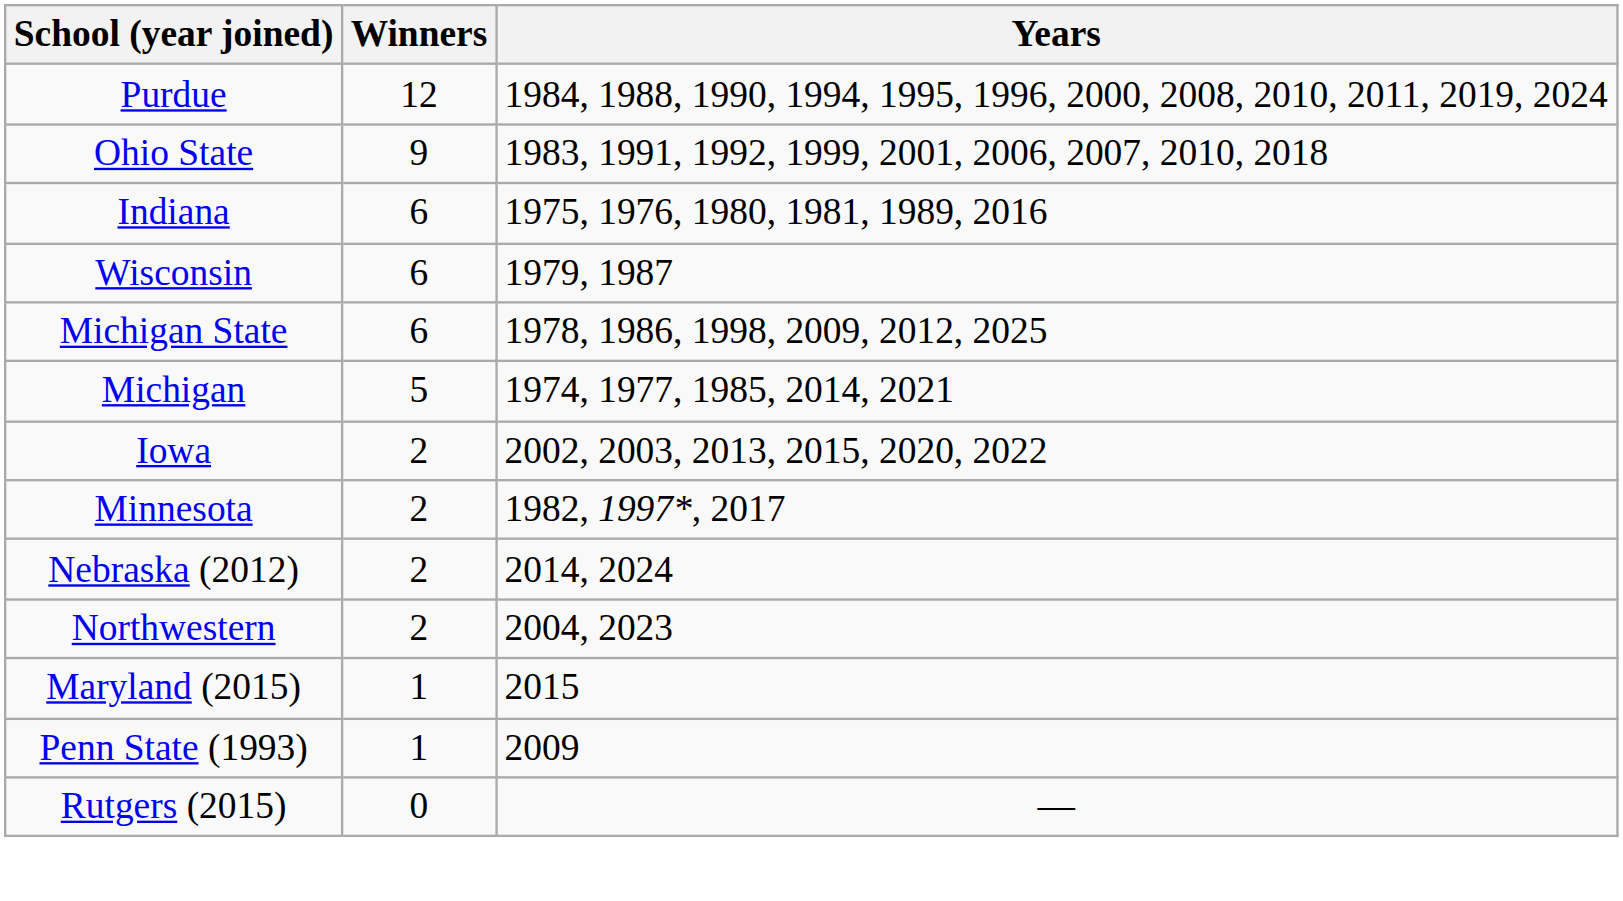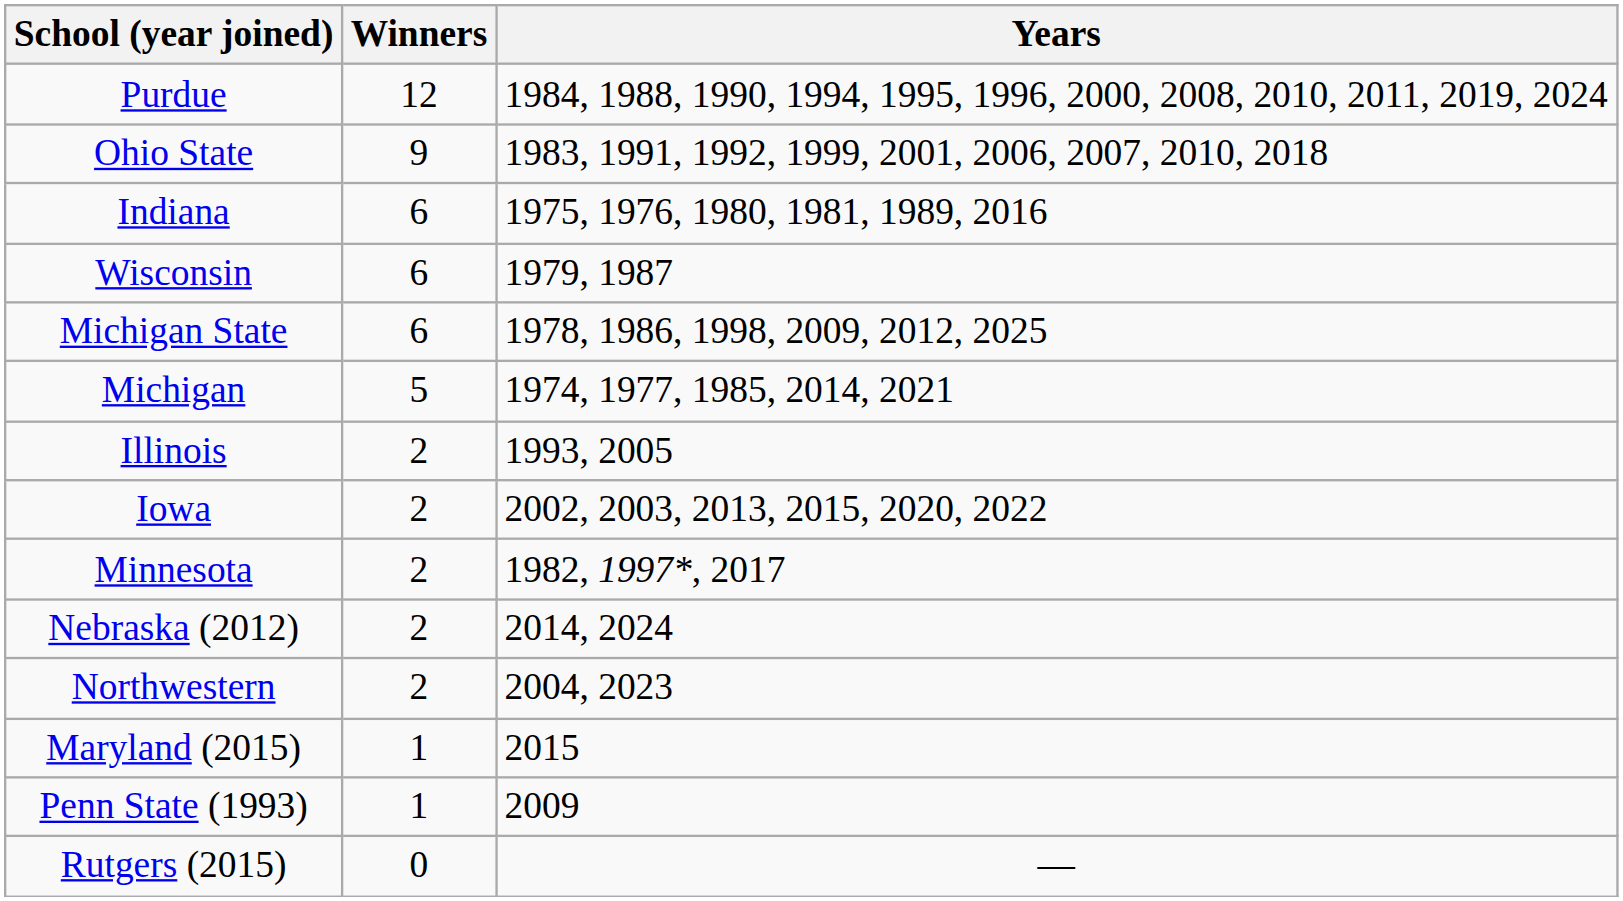+ row: (174, 449)
